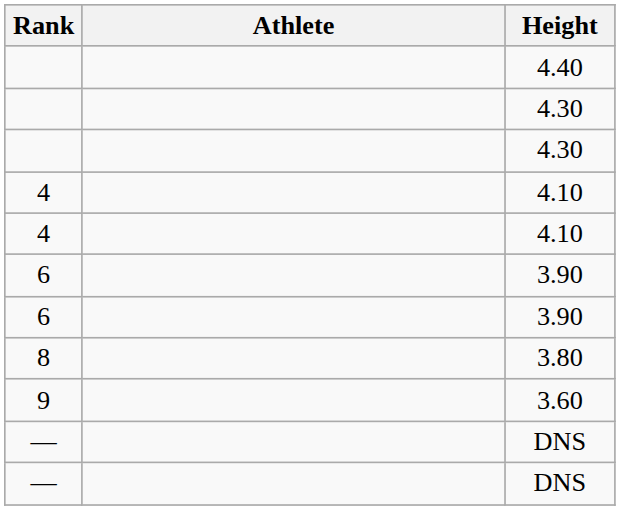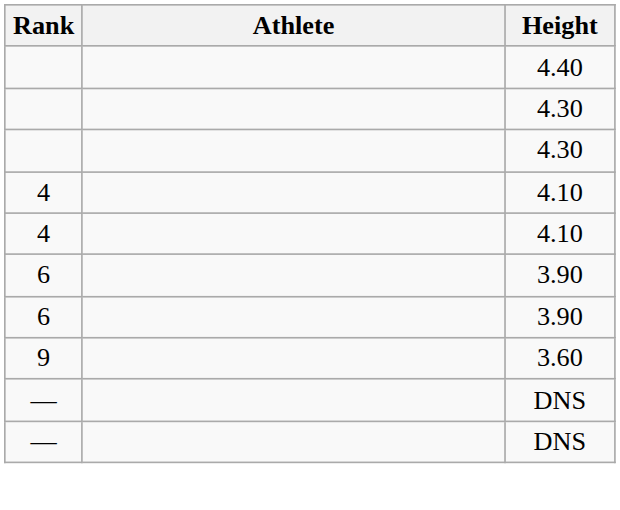- row: (44, 358)
